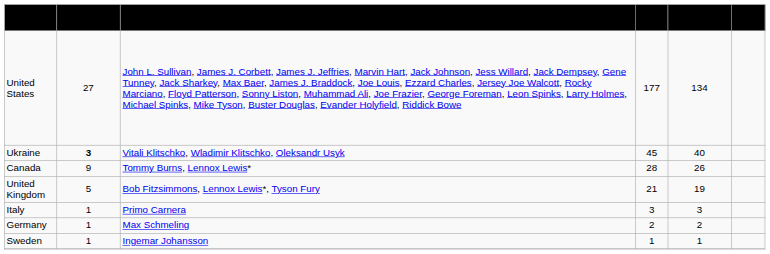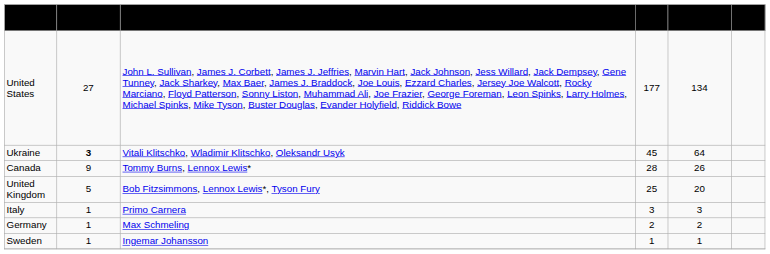(699, 152) 40 -> (699, 152) 64
(652, 189) 21 -> (652, 189) 25
(699, 189) 19 -> (699, 189) 20
